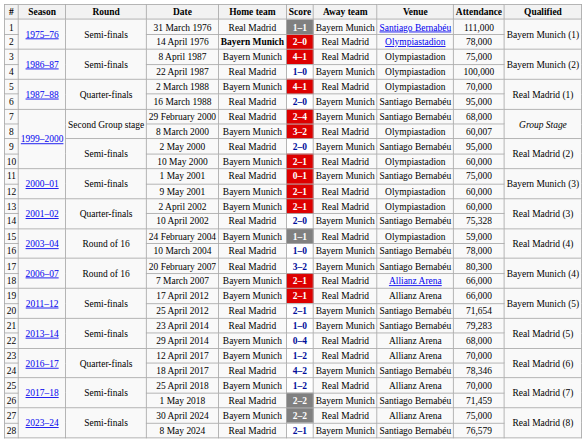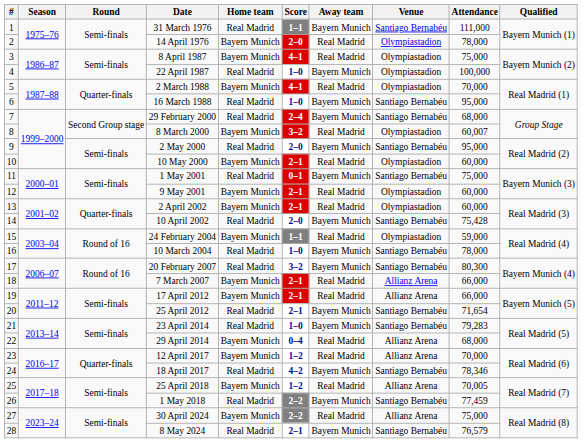(252, 42) bold -> (250, 42) normal
(300, 102) 2–0 -> (296, 102) 1–0
(479, 221) 75,328 -> (475, 221) 75,428
(479, 385) 70,000 -> (475, 385) 70,005
(479, 400) 71,459 -> (475, 400) 77,459
